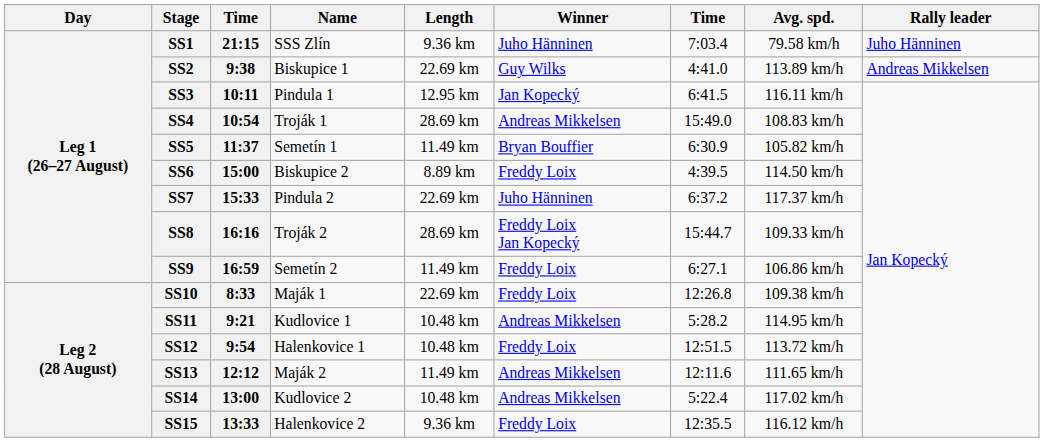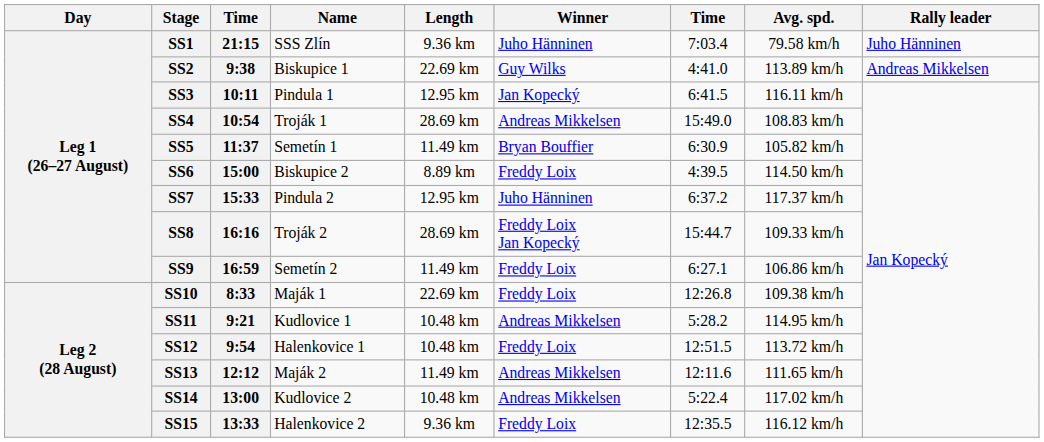(449, 199) 22.69 km -> (449, 199) 12.95 km
